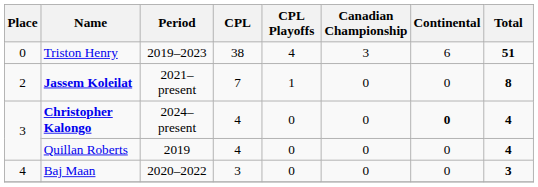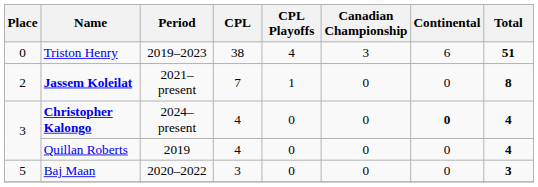(23, 171) 4 -> (23, 171) 5
